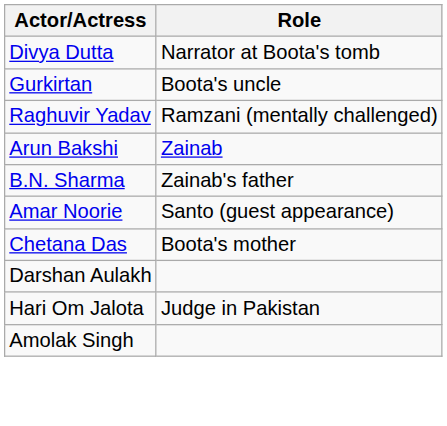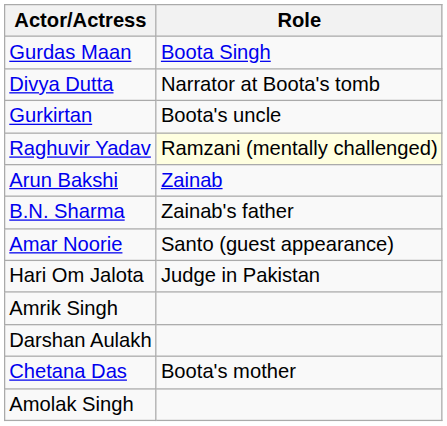+ row: (70, 52)
(299, 116) no background -> (299, 148) lightyellow background
rows swapped: (68, 244) <-> (76, 308)
+ row: (64, 308)
